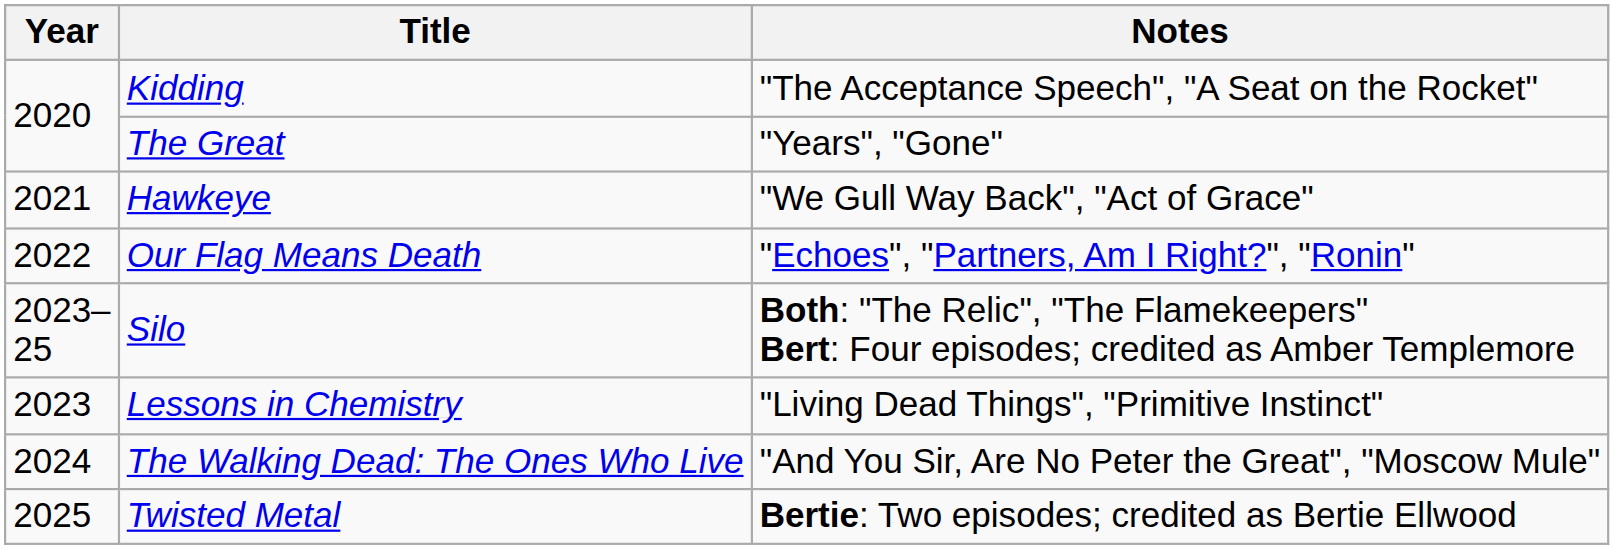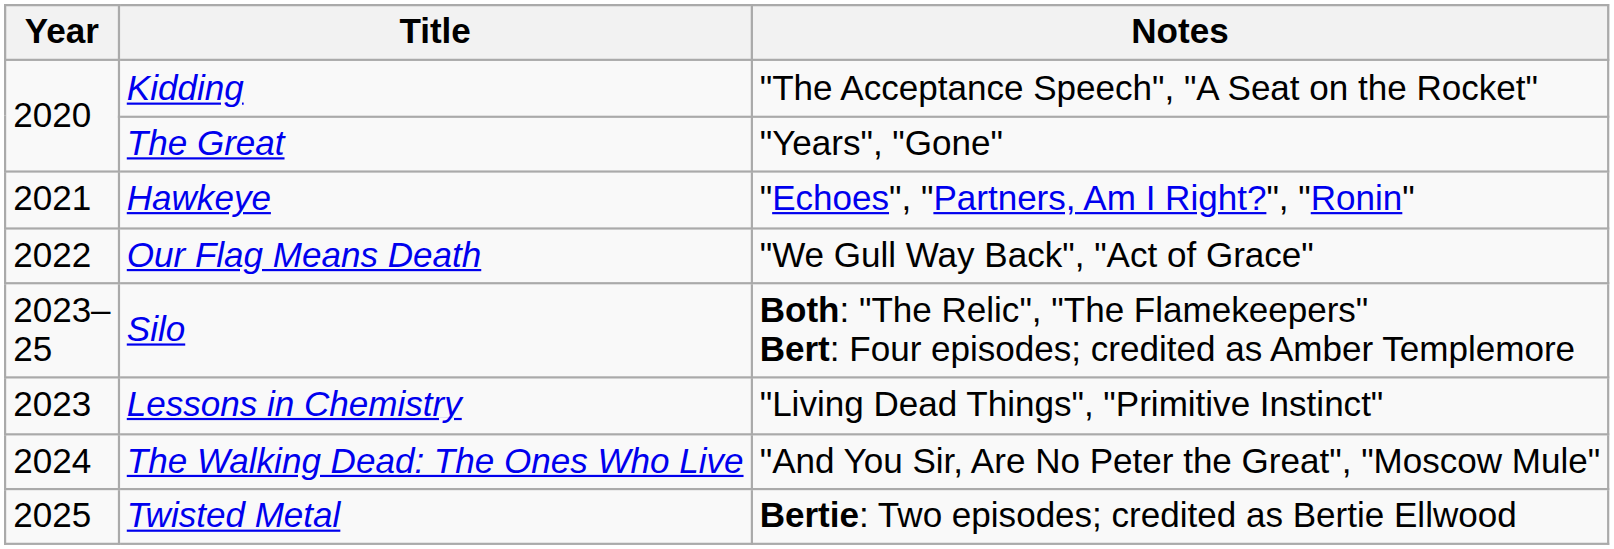(1037, 198) "We Gull Way Back", "Act of Grace" -> (1087, 198) "Echoes", "Partners, Am I Right?", "Ronin"
(1087, 254) "Echoes", "Partners, Am I Right?", "Ronin" -> (1037, 254) "We Gull Way Back", "Act of Grace"
